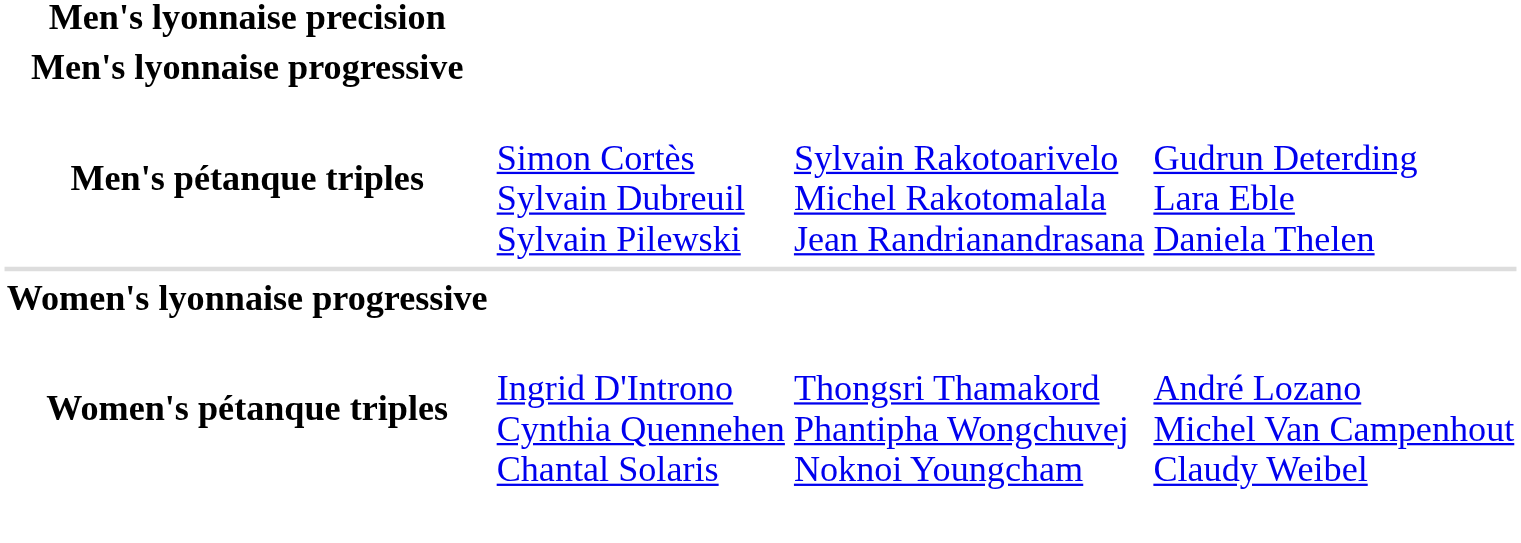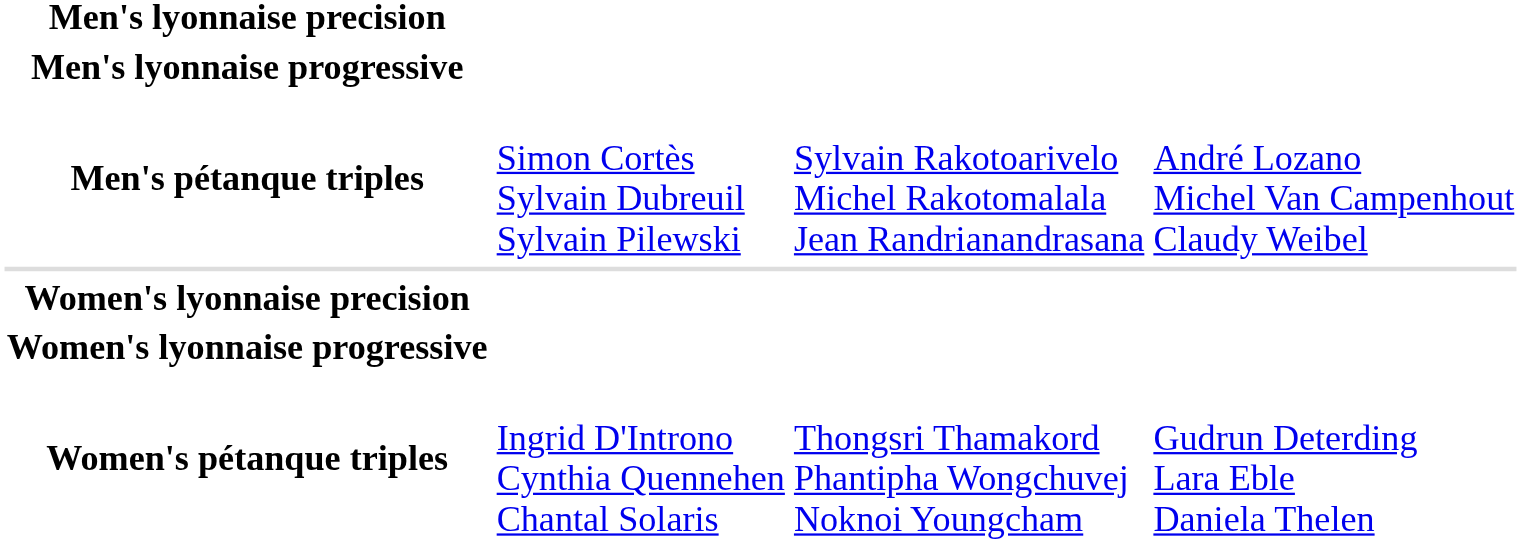(1285, 198) Gudrun Deterding Lara Eble Daniela Thelen -> (1334, 198) André Lozano Michel Van Campenhout Claudy Weibel
+ row: (247, 297)
(1334, 428) André Lozano Michel Van Campenhout Claudy Weibel -> (1285, 478) Gudrun Deterding Lara Eble Daniela Thelen
